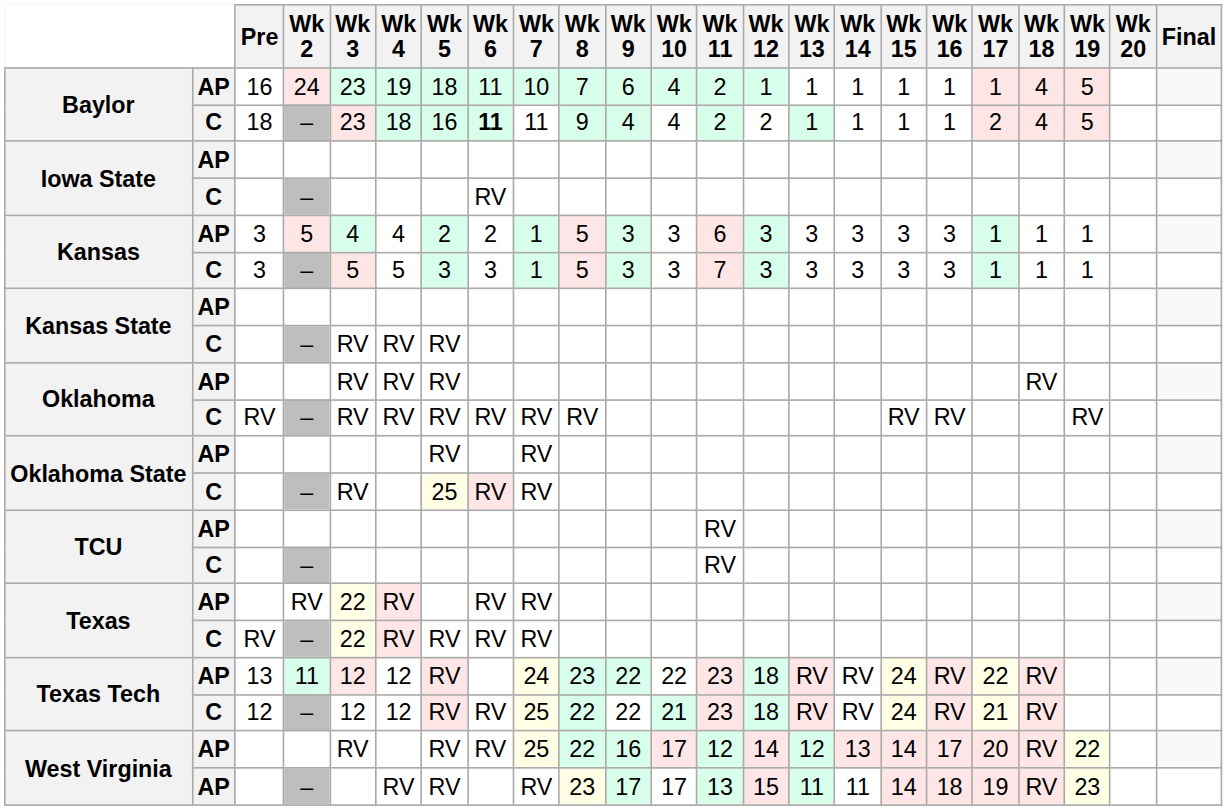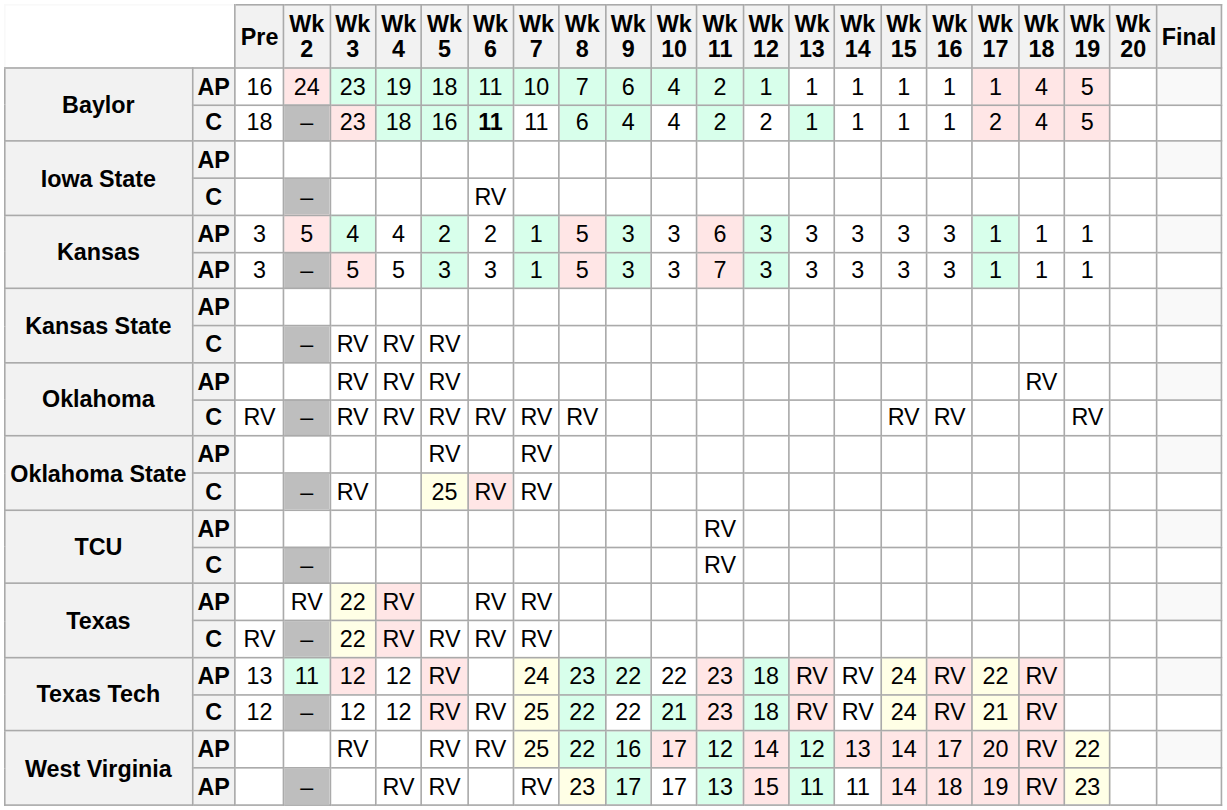(582, 123) 9 -> (582, 123) 6
(214, 271) C -> (214, 271) AP
